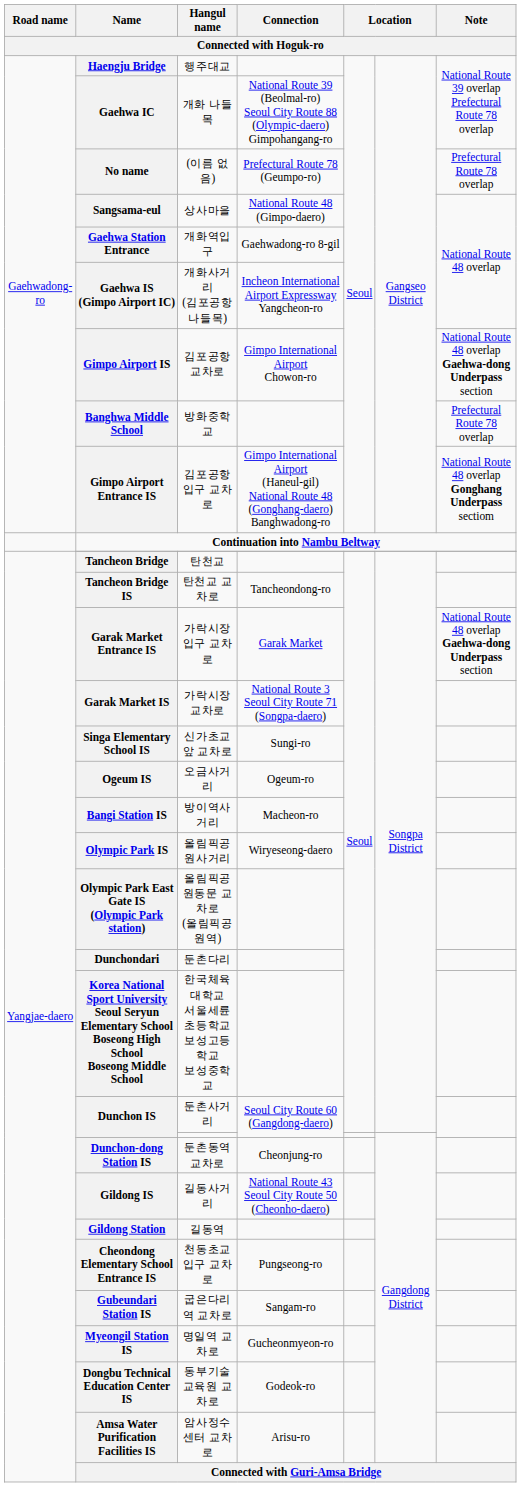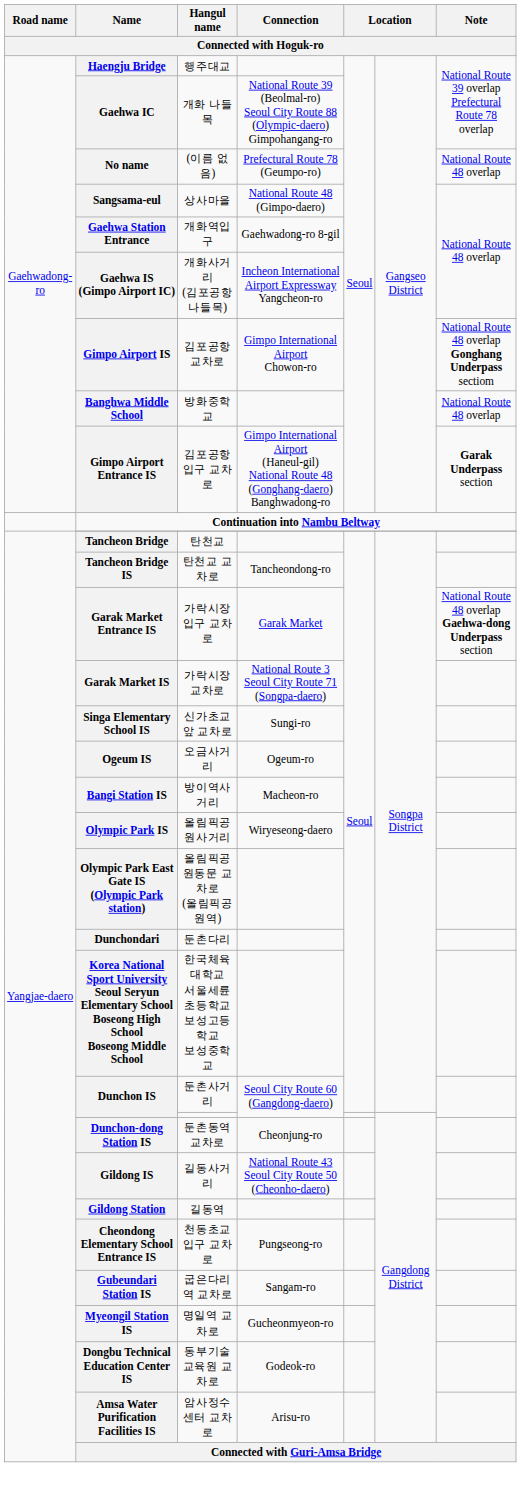(476, 171) Prefectural Route 78 overlap -> (476, 166) National Route 48 overlap
(476, 364) National Route 48 overlap Gaehwa-dong Underpass section -> (476, 354) National Route 48 overlap Gonghang Underpass sectiom
(476, 423) Prefectural Route 78 overlap -> (476, 408) National Route 48 overlap
(476, 489) National Route 48 overlap Gonghang Underpass sectiom -> (476, 469) Garak Underpass section
